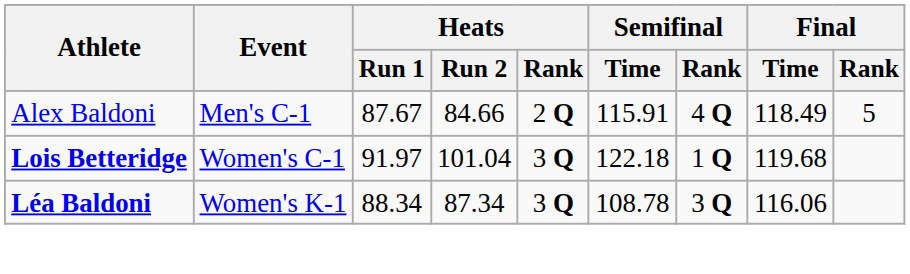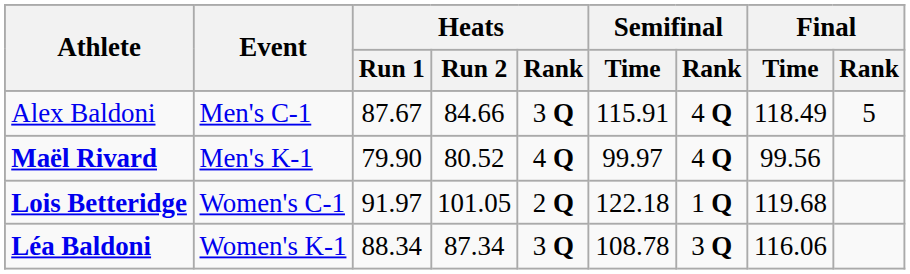(553, 113) 2 Q -> (553, 113) 3 Q
+ row: (84, 157)
(474, 157) 101.04 -> (474, 202) 101.05
(553, 157) 3 Q -> (553, 202) 2 Q
